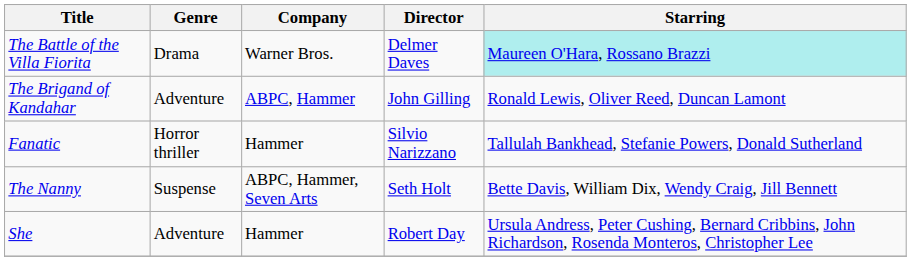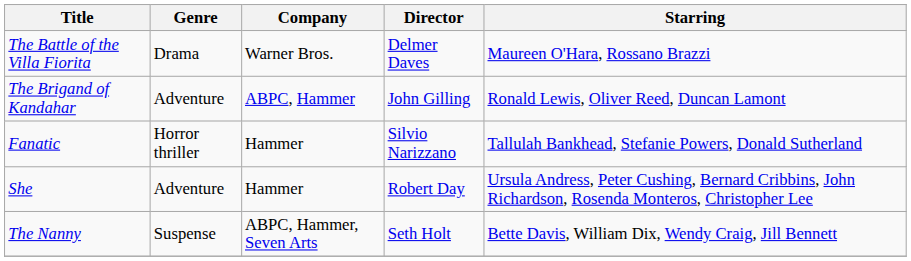(599, 53) paleturquoise background -> (599, 53) no background
rows swapped: (45, 188) <-> (20, 233)
